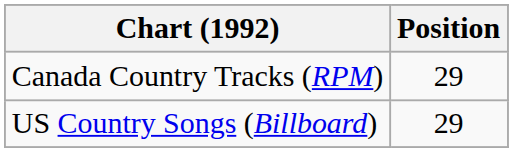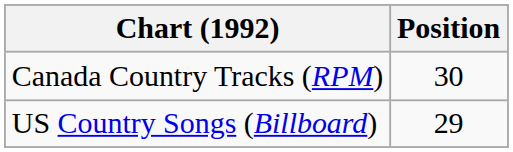(449, 75) 29 -> (449, 75) 30
